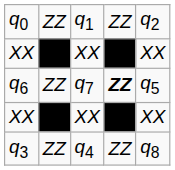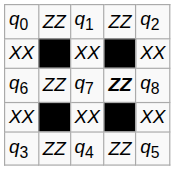(150, 85) q5 -> (150, 85) q8
(150, 149) q8 -> (150, 149) q5
